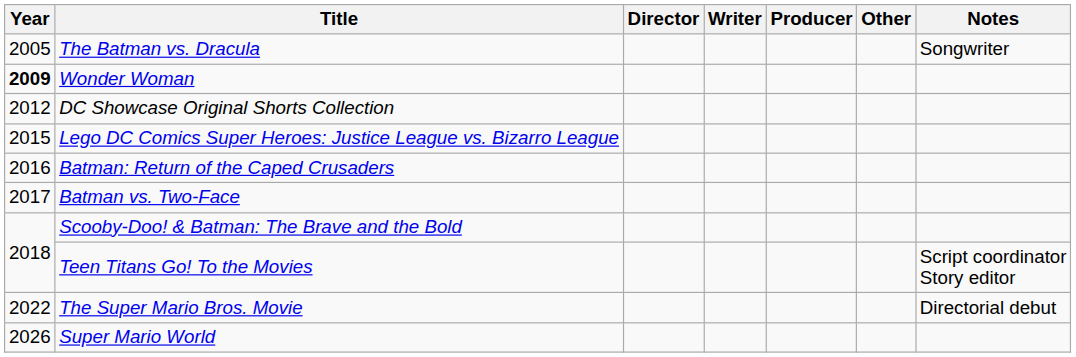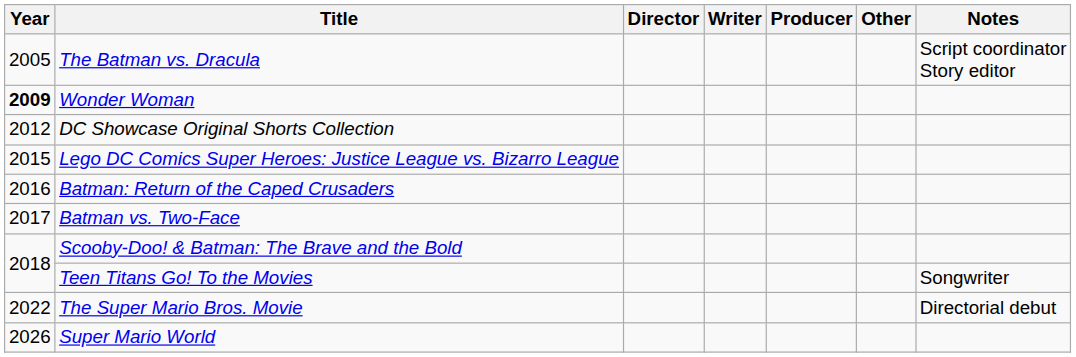(965, 49) Songwriter -> (993, 59) Script coordinator Story editor
(993, 267) Script coordinator Story editor -> (965, 277) Songwriter
